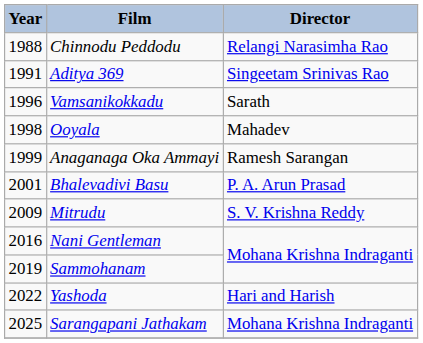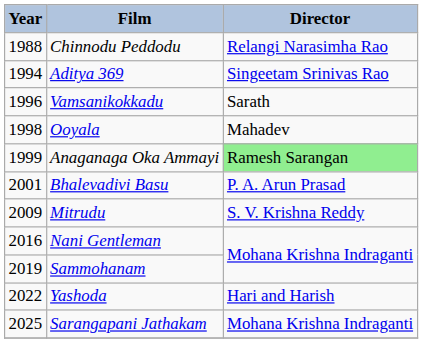(25, 74) 1991 -> (25, 74) 1994
(288, 157) no background -> (288, 157) lightgreen background
